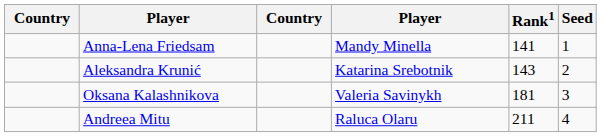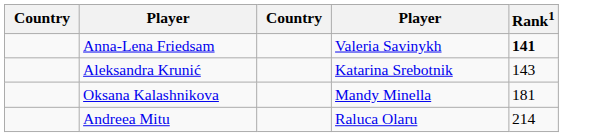- column: (577, 18)
(383, 45) Mandy Minella -> (388, 45) Valeria Savinykh
(524, 45) normal -> (524, 45) bold
(388, 94) Valeria Savinykh -> (383, 94) Mandy Minella
(523, 119) 211 -> (524, 119) 214
